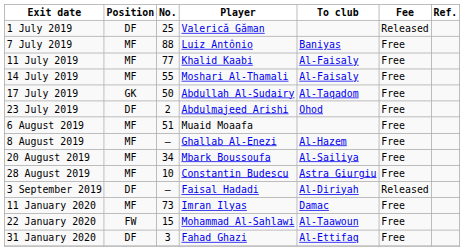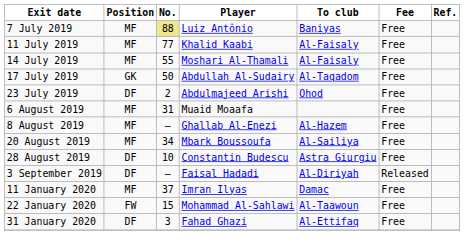- row: (39, 29)
(168, 45) no background -> (168, 29) khaki background
(168, 125) 51 -> (168, 109) 31
(130, 173) MF -> (130, 157) DF
(168, 206) 73 -> (168, 190) 37
